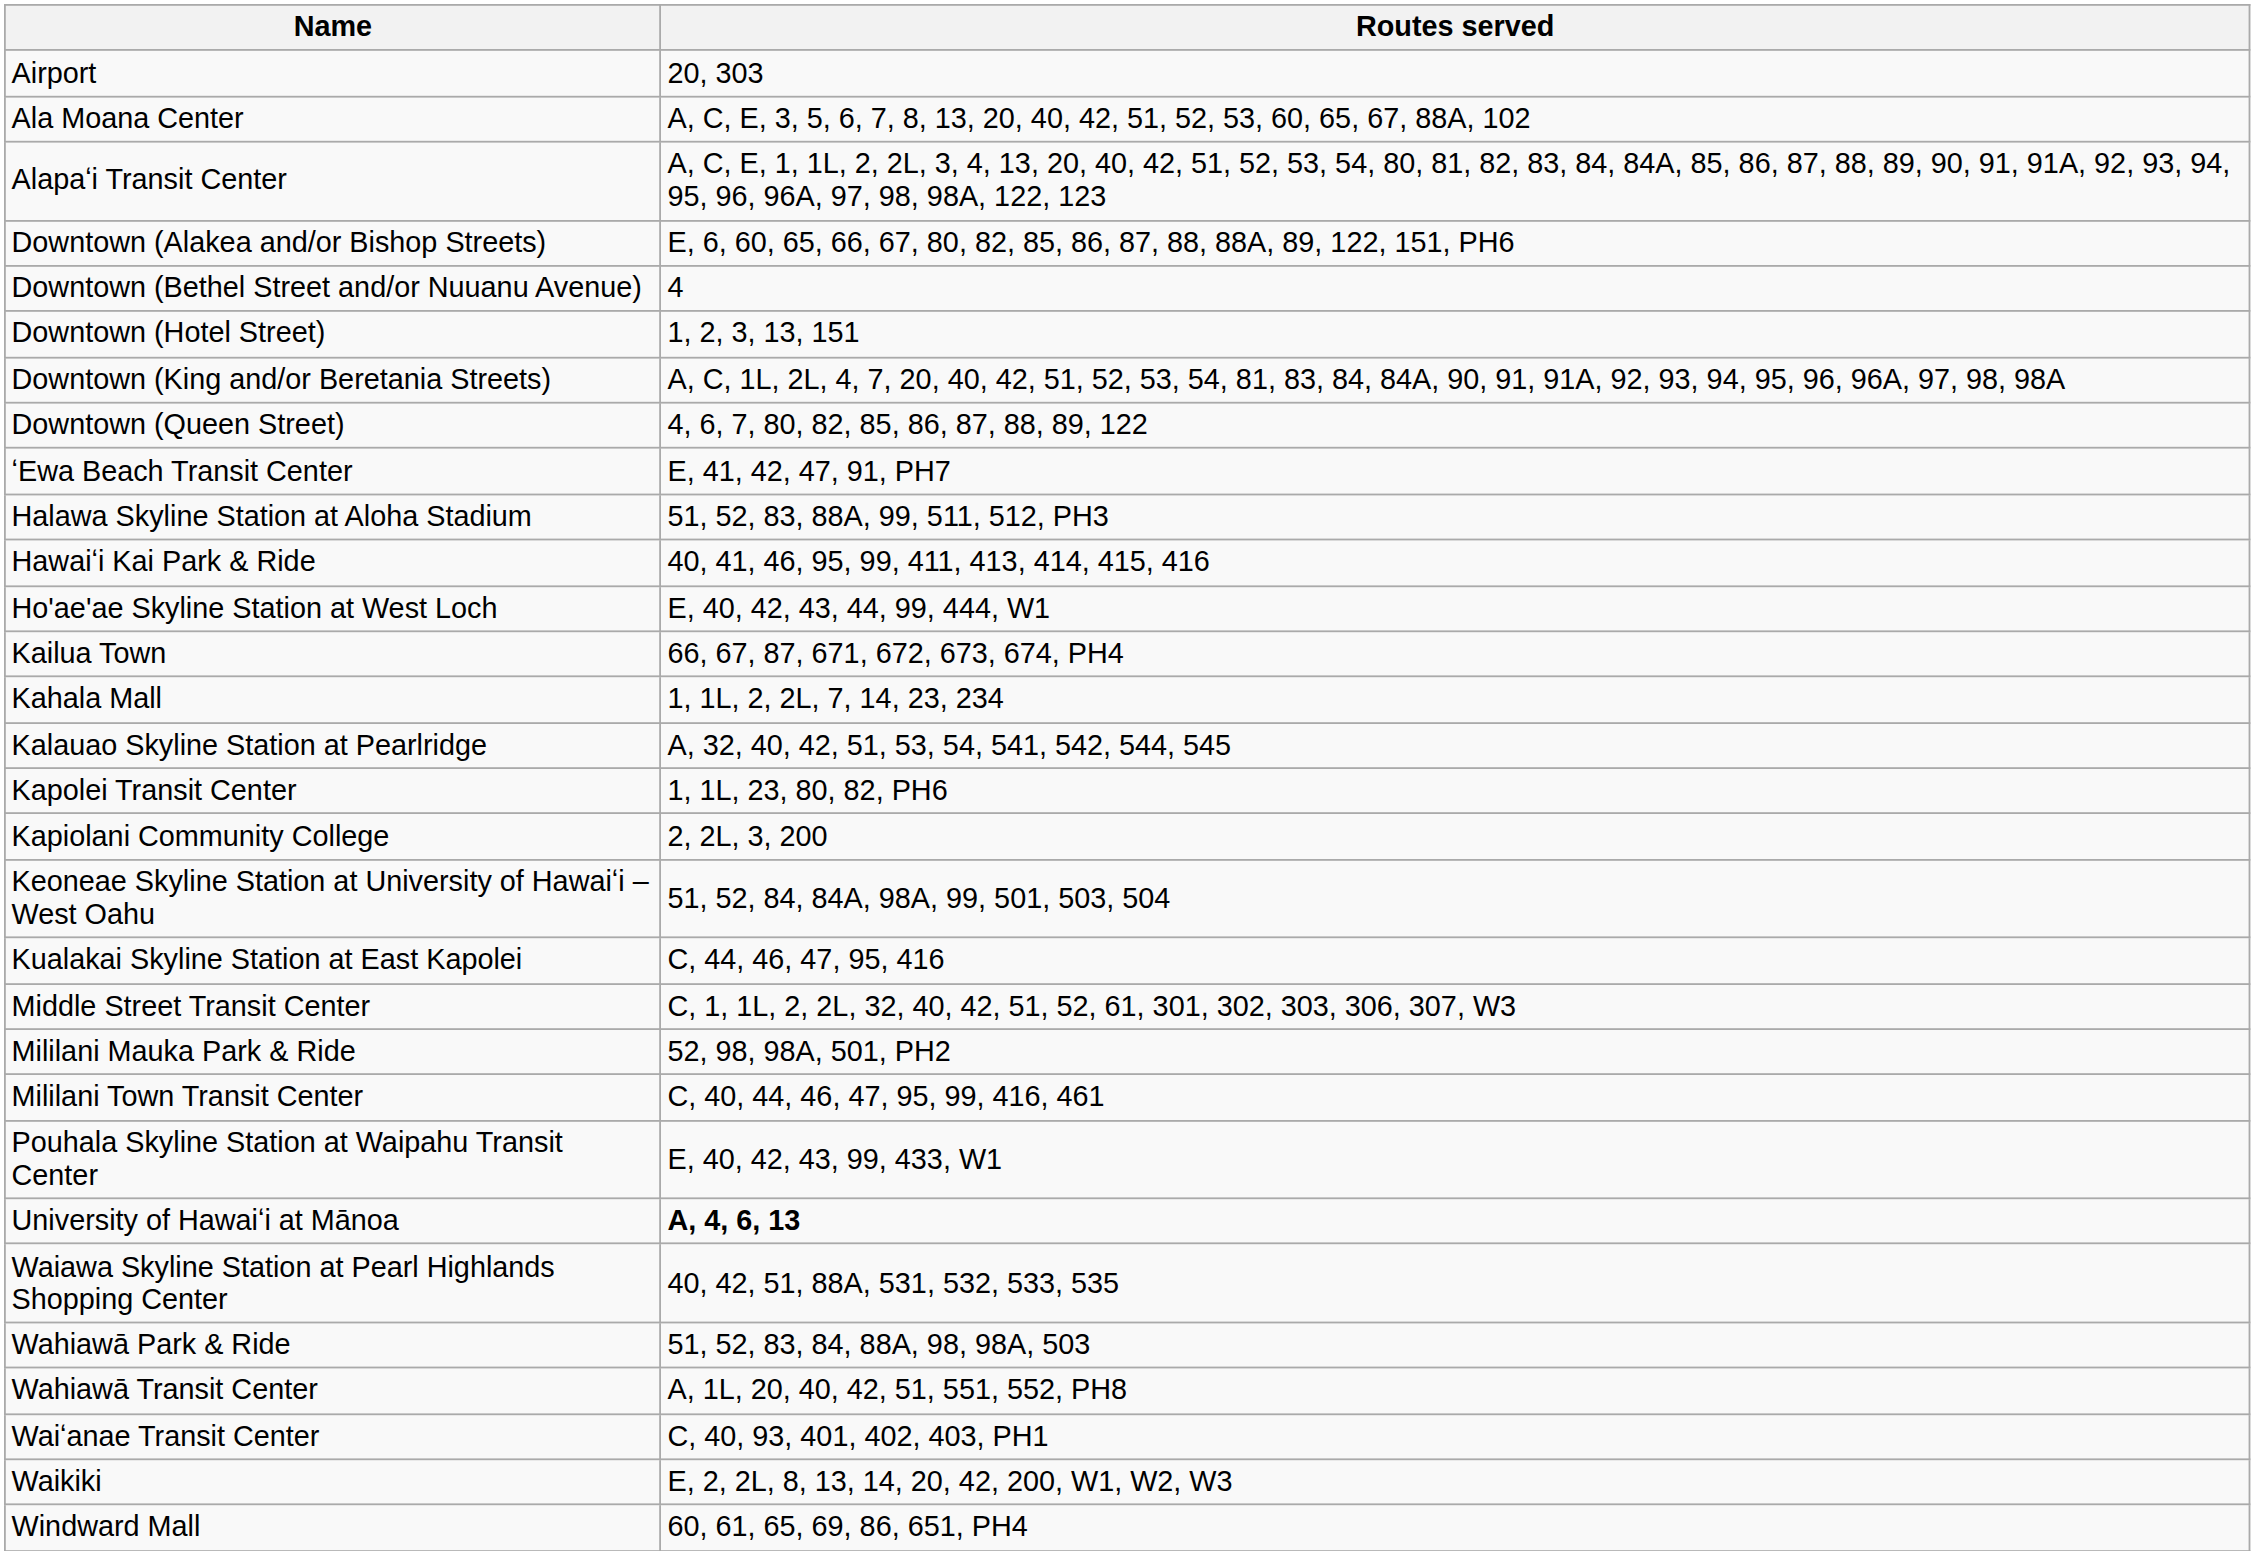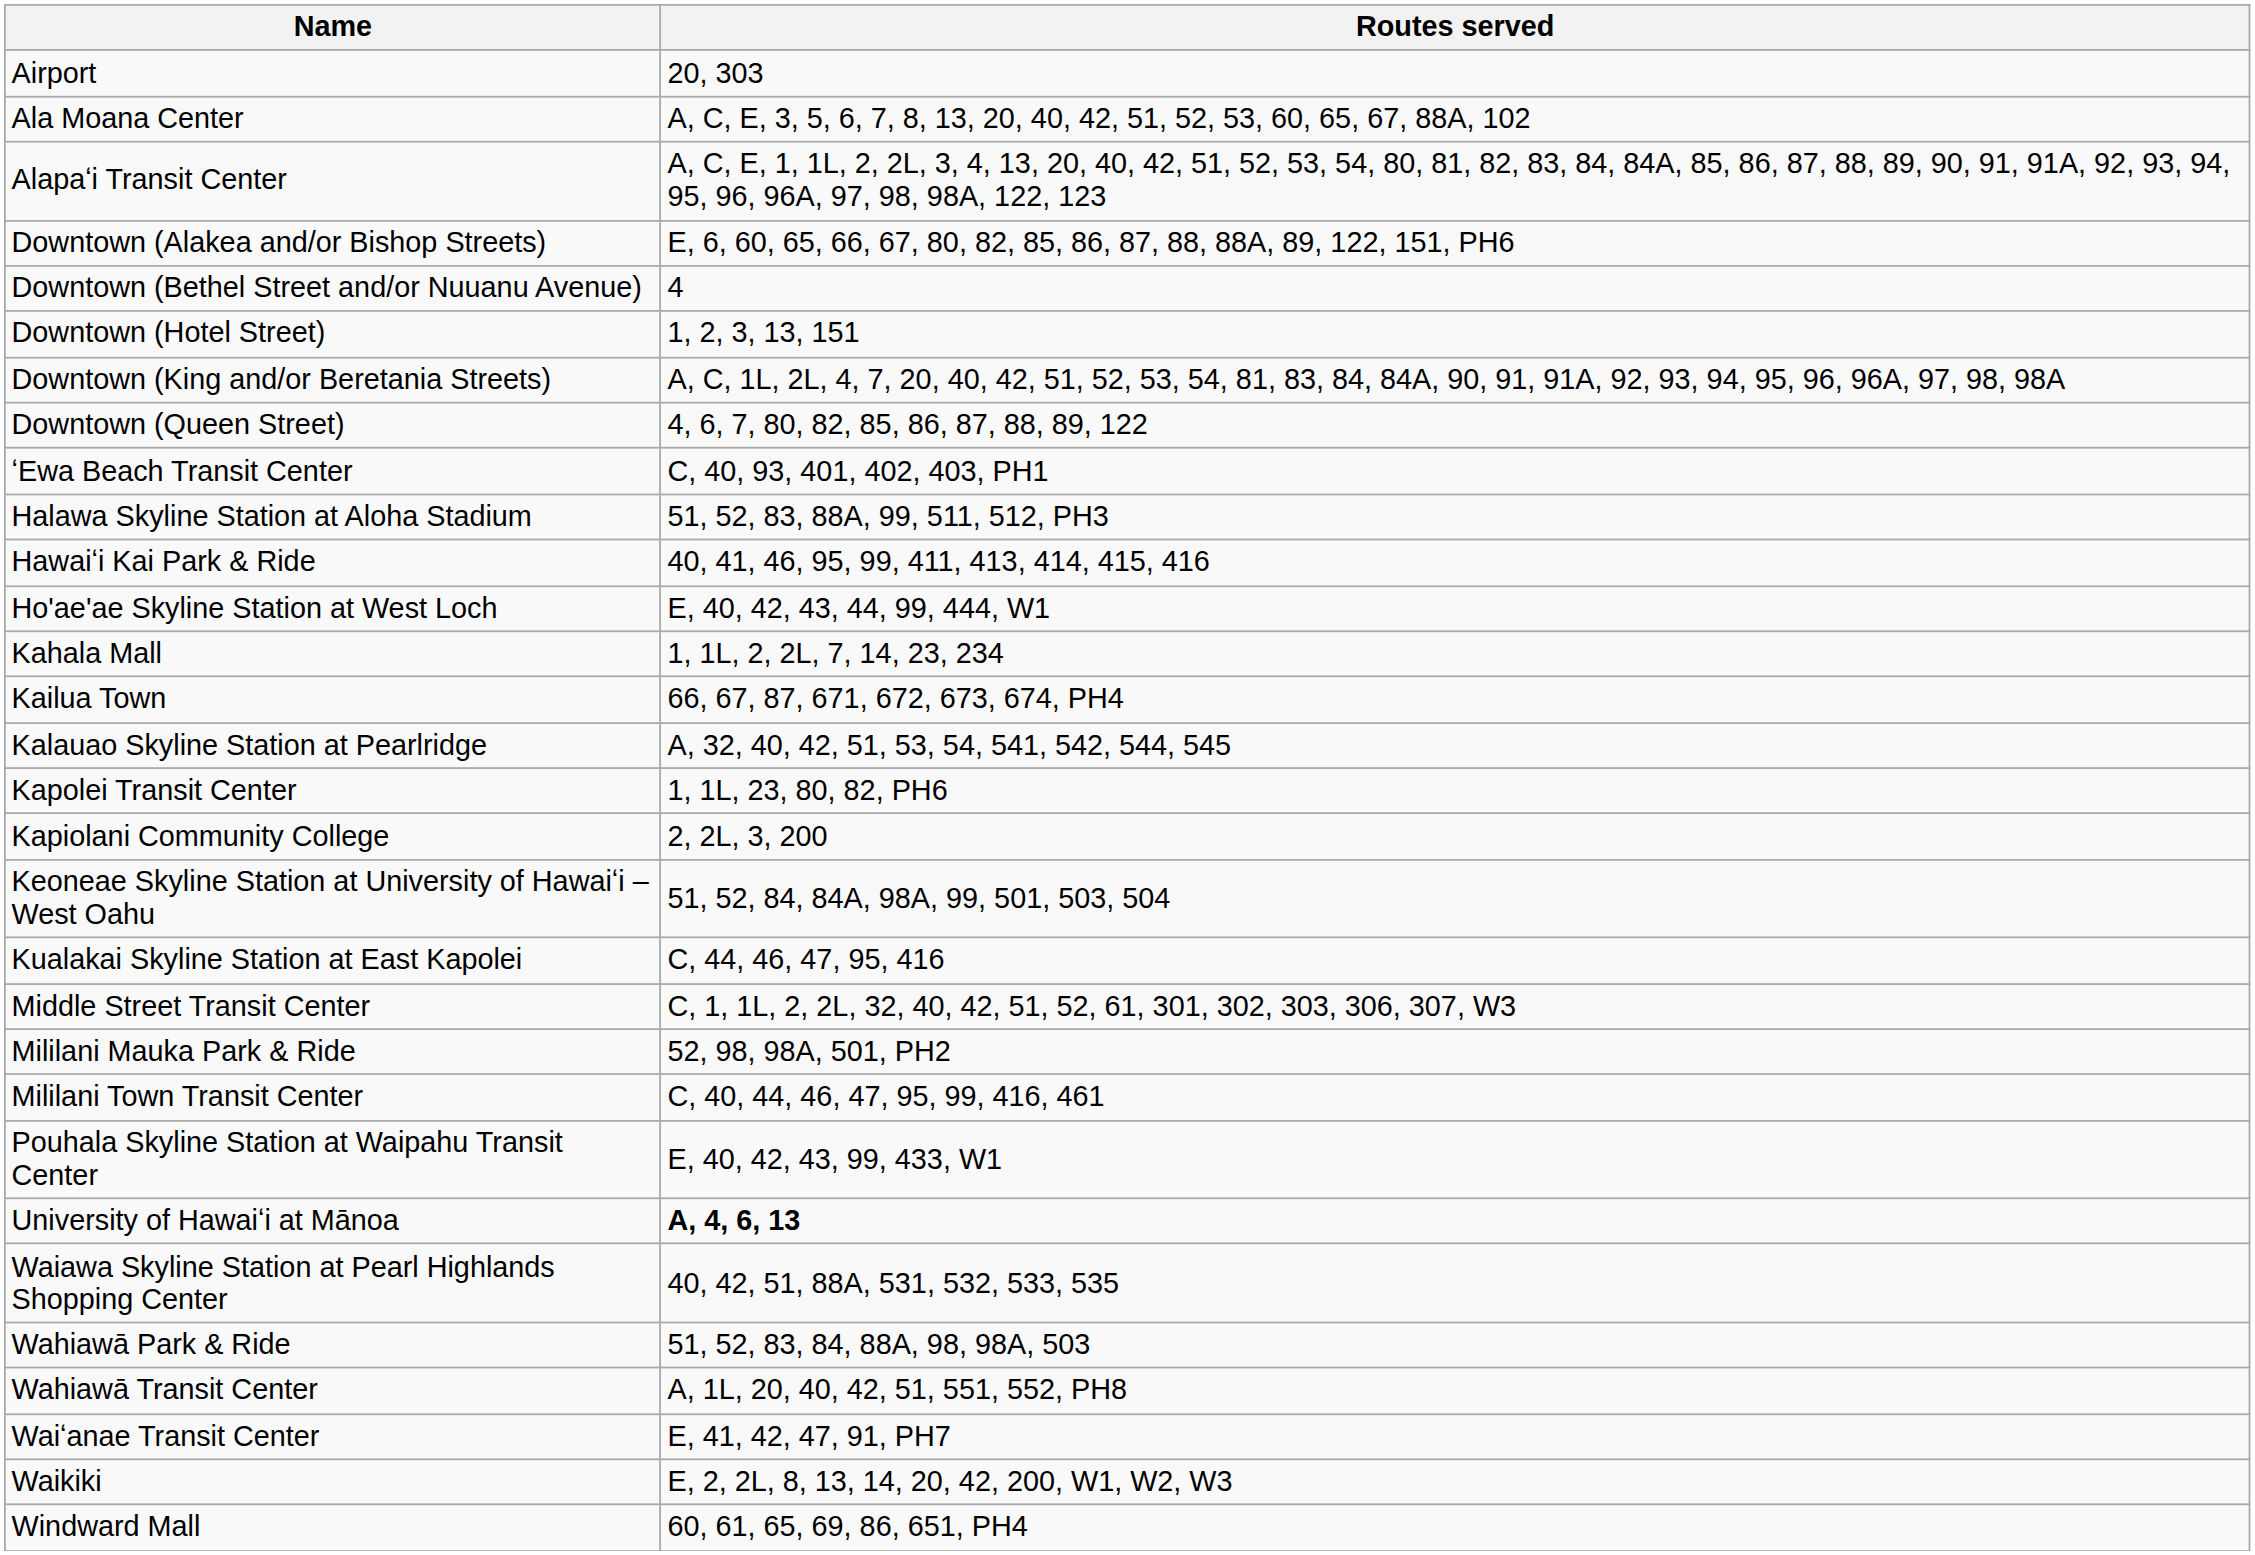(809, 470) E, 41, 42, 47, 91, PH7 -> (858, 470) C, 40, 93, 401, 402, 403, PH1
rows swapped: (87, 699) <-> (89, 653)
(858, 1435) C, 40, 93, 401, 402, 403, PH1 -> (809, 1435) E, 41, 42, 47, 91, PH7
